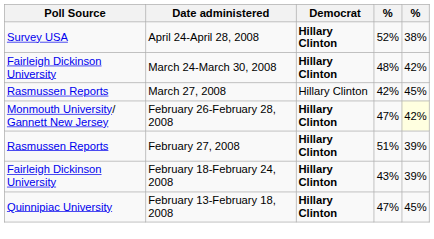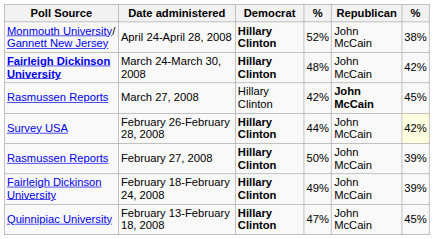+ column: (367, 13)
(37, 37) Survey USA -> (61, 37) Monmouth University/ Gannett New Jersey
(54, 67) normal -> (59, 67) bold
(61, 115) Monmouth University/ Gannett New Jersey -> (37, 128) Survey USA
(388, 115) 47% -> (318, 128) 44%
(388, 146) 51% -> (318, 158) 50%
(388, 176) 43% -> (318, 189) 49%
